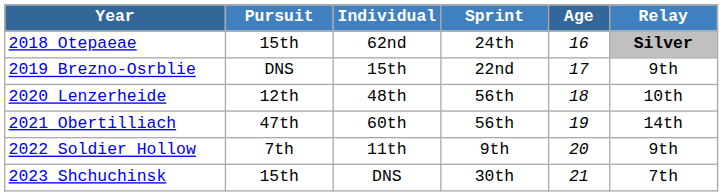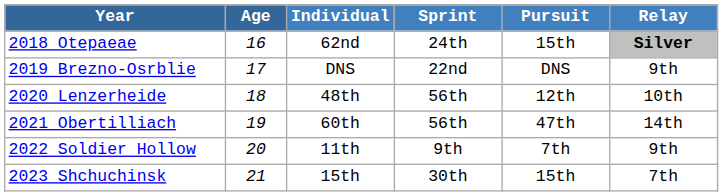columns swapped: (579, 18) <-> (279, 18)
(387, 71) 15th -> (340, 71) DNS
(387, 177) DNS -> (340, 177) 15th
